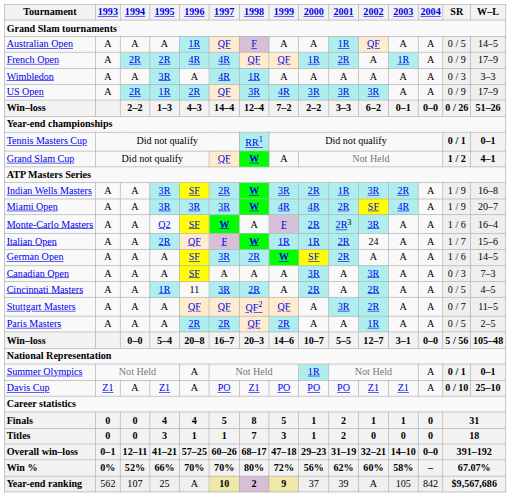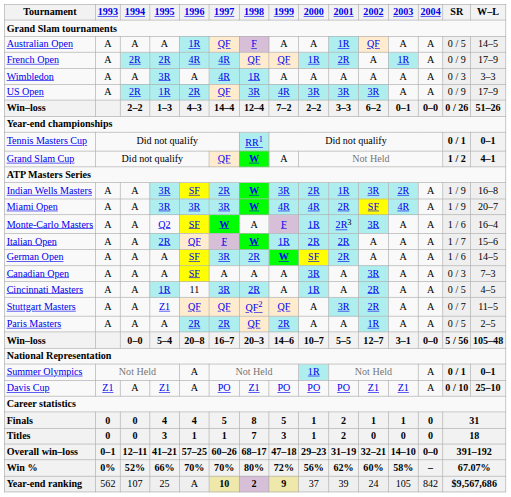(314, 224) 2R -> (314, 224) 1R
(314, 241) 1R -> (314, 241) 2R
(373, 241) 24 -> (373, 241) A
(314, 289) 2R -> (314, 289) 1R
(164, 307) A -> (164, 307) Z1
(373, 484) A -> (373, 484) 24
